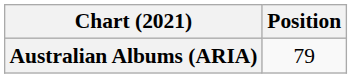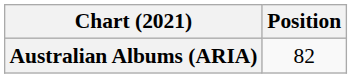(304, 55) 79 -> (304, 55) 82
